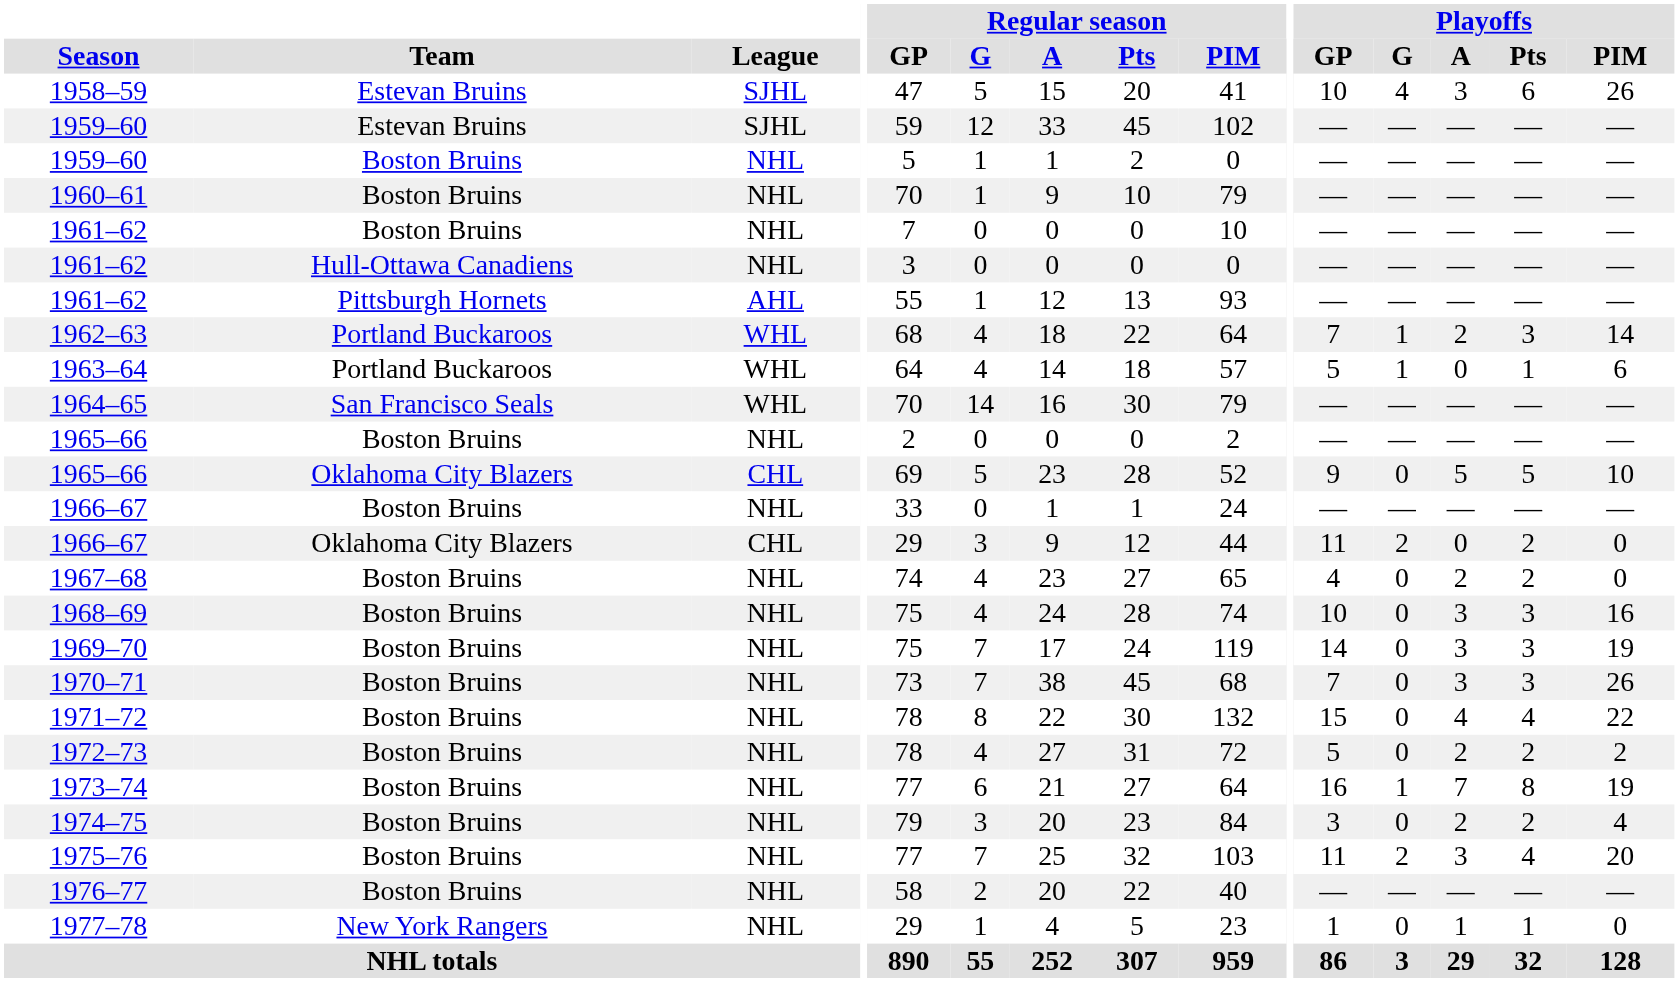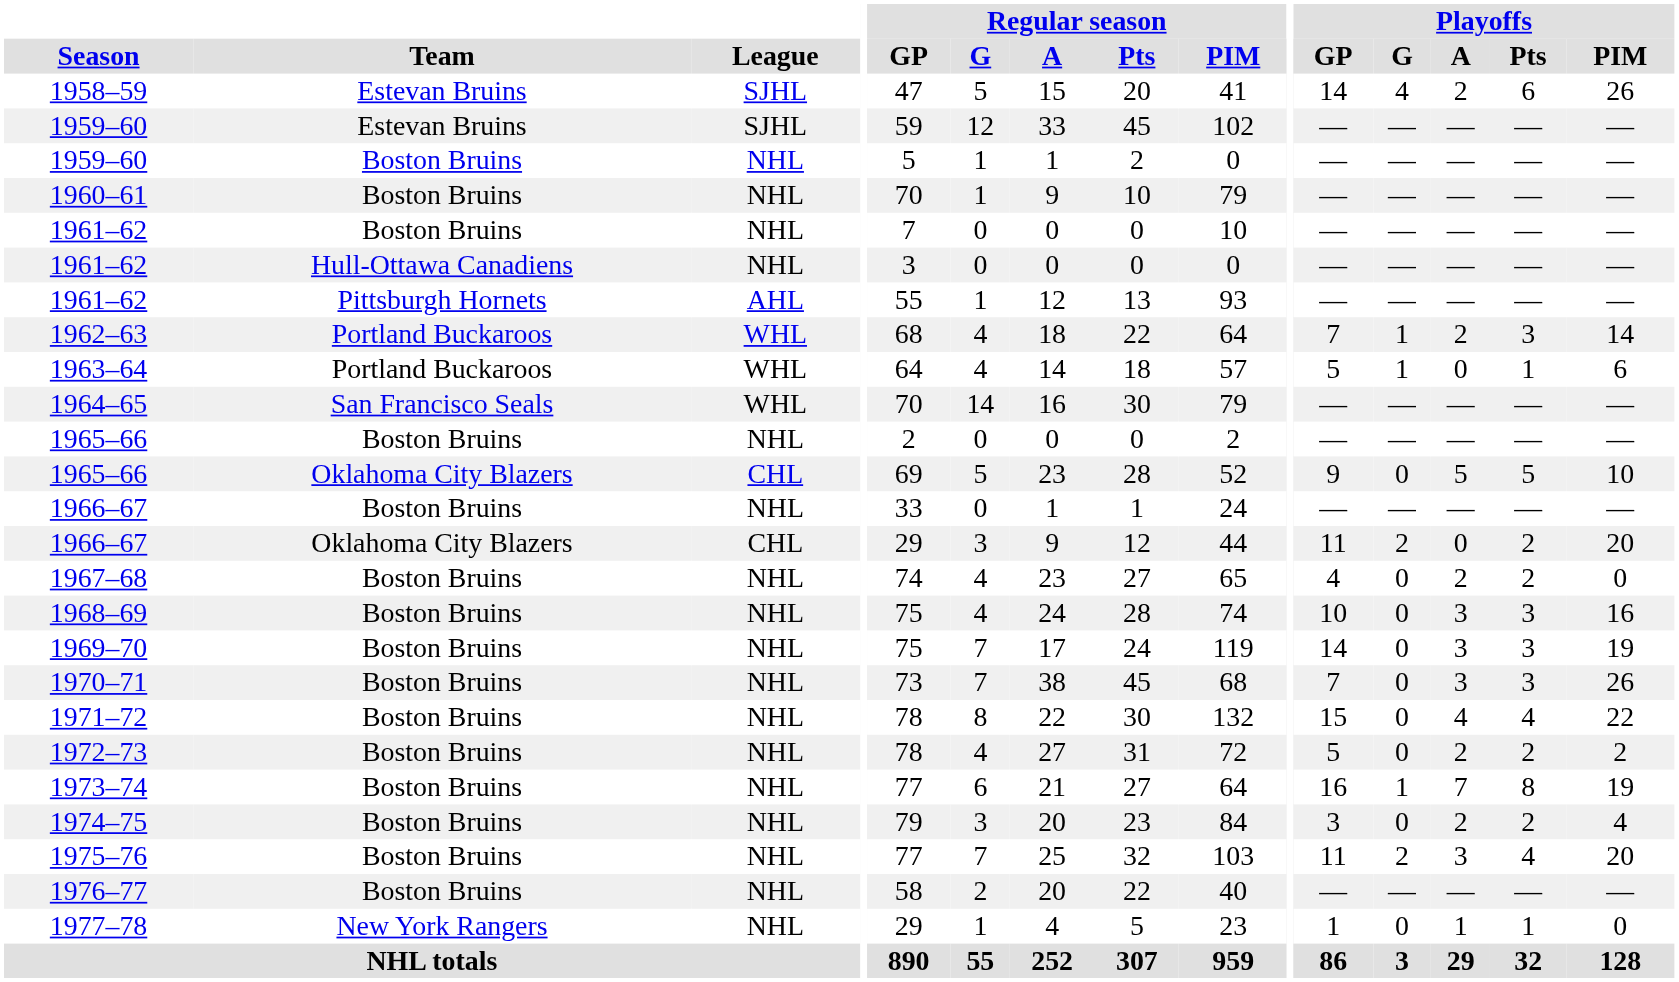(1333, 90) 10 -> (1333, 90) 14
(1461, 90) 3 -> (1461, 90) 2
(1620, 543) 0 -> (1620, 543) 20
